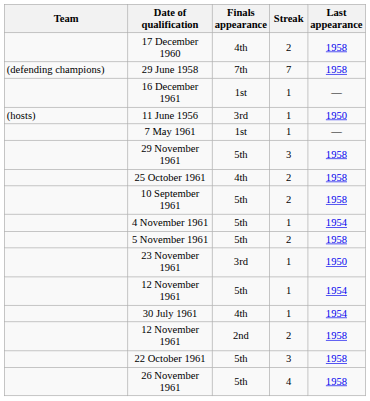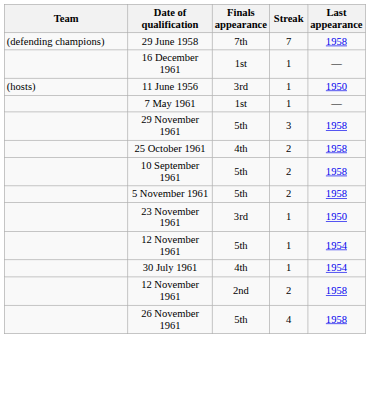- row: (170, 47)
- row: (170, 223)
- row: (170, 359)
